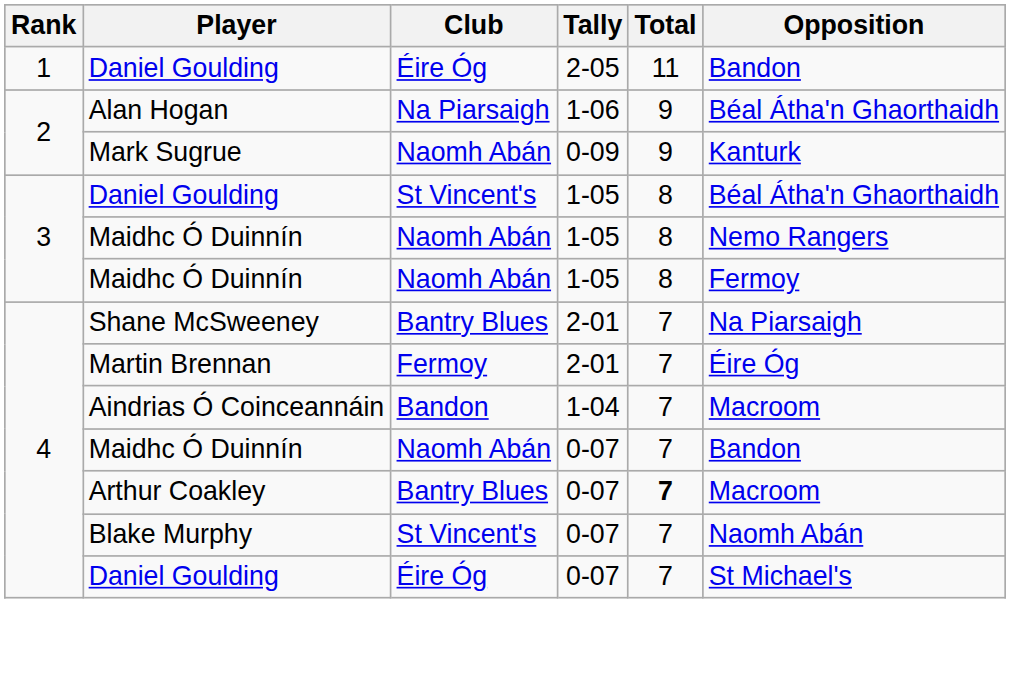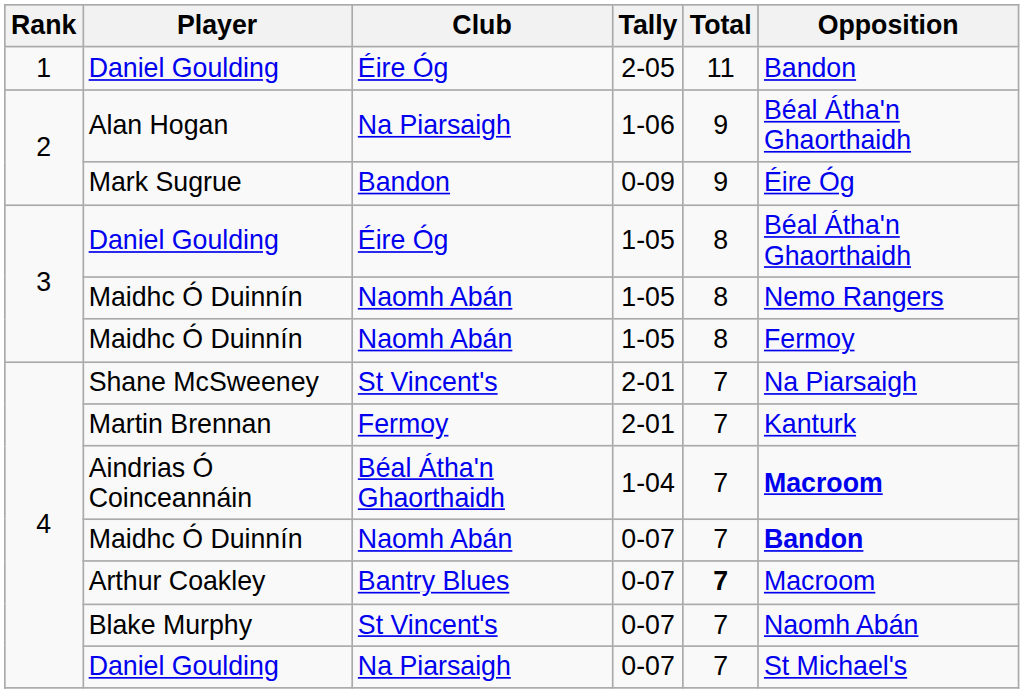(474, 152) Naomh Abán -> (404, 182) Bandon
(755, 152) Kanturk -> (809, 182) Éire Óg
(466, 195) St Vincent's -> (403, 240) Éire Óg
(472, 322) Bantry Blues -> (428, 382) St Vincent's
(754, 364) Éire Óg -> (810, 424) Kanturk
(443, 407) Bandon -> (431, 482) Béal Átha'n Ghaorthaidh
(764, 407) normal -> (823, 482) bold
(755, 449) normal -> (814, 539) bold
(442, 576) Éire Óg -> (434, 666) Na Piarsaigh
